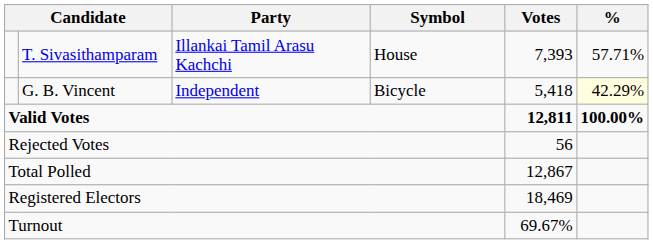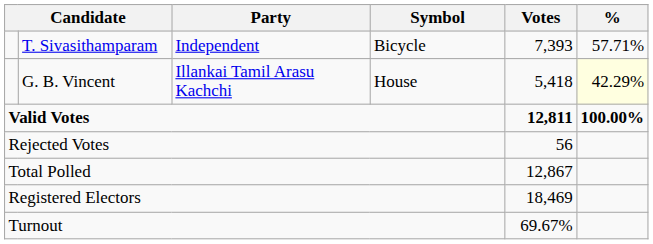(245, 54) Illankai Tamil Arasu Kachchi -> (217, 44) Independent
(396, 54) House -> (400, 44) Bicycle
(217, 90) Independent -> (245, 81) Illankai Tamil Arasu Kachchi
(400, 90) Bicycle -> (396, 81) House
